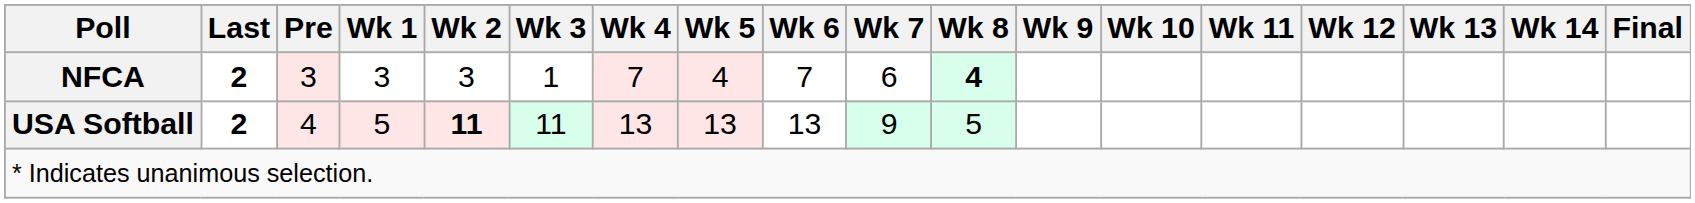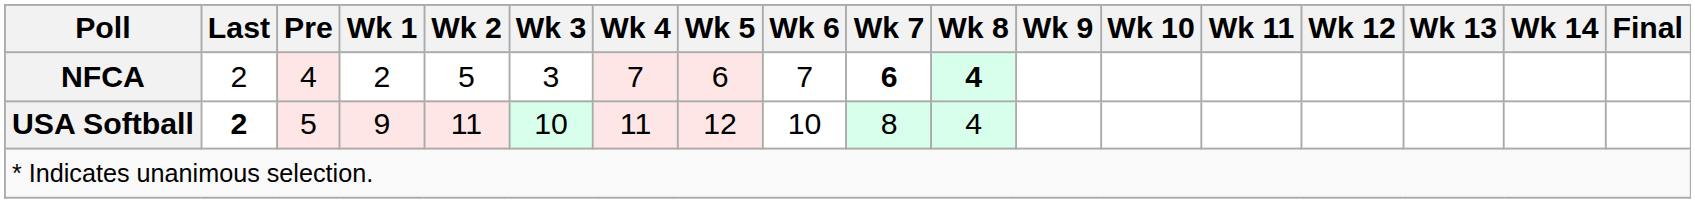(239, 76) bold -> (239, 76) normal
(308, 76) 3 -> (308, 76) 4
(382, 76) 3 -> (382, 76) 2
(466, 76) 3 -> (466, 76) 5
(551, 76) 1 -> (551, 76) 3
(720, 76) 4 -> (720, 76) 6
(889, 76) normal -> (889, 76) bold
(308, 124) 4 -> (308, 124) 5
(382, 124) 5 -> (382, 124) 9
(466, 124) bold -> (466, 124) normal
(551, 124) 11 -> (551, 124) 10
(636, 124) 13 -> (636, 124) 11
(720, 124) 13 -> (720, 124) 12
(805, 124) 13 -> (805, 124) 10
(889, 124) 9 -> (889, 124) 8
(974, 124) 5 -> (974, 124) 4
